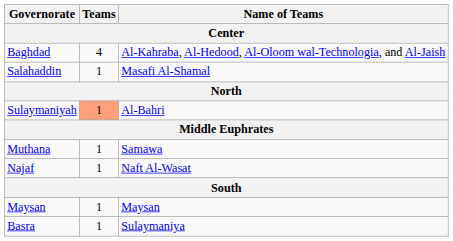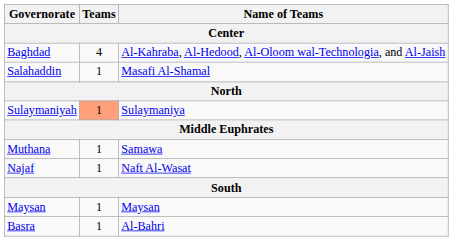(143, 110) Al-Bahri -> (153, 110) Sulaymaniya
(153, 226) Sulaymaniya -> (143, 226) Al-Bahri
